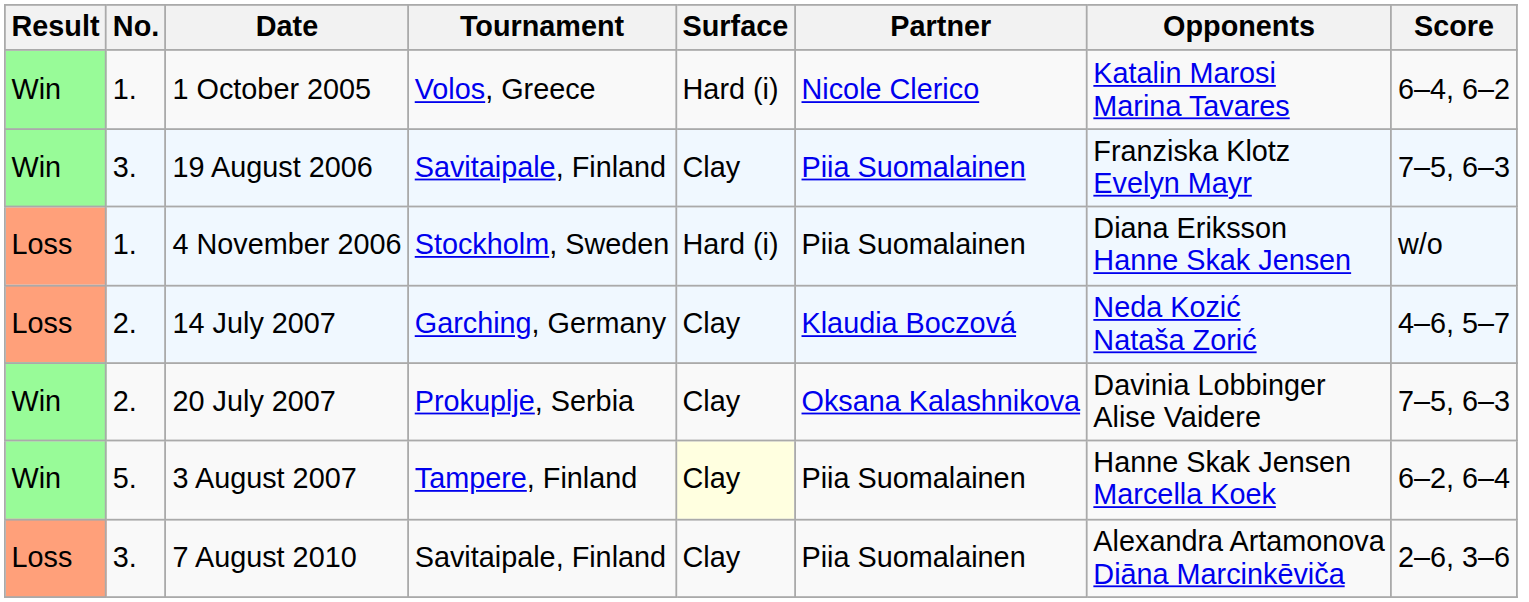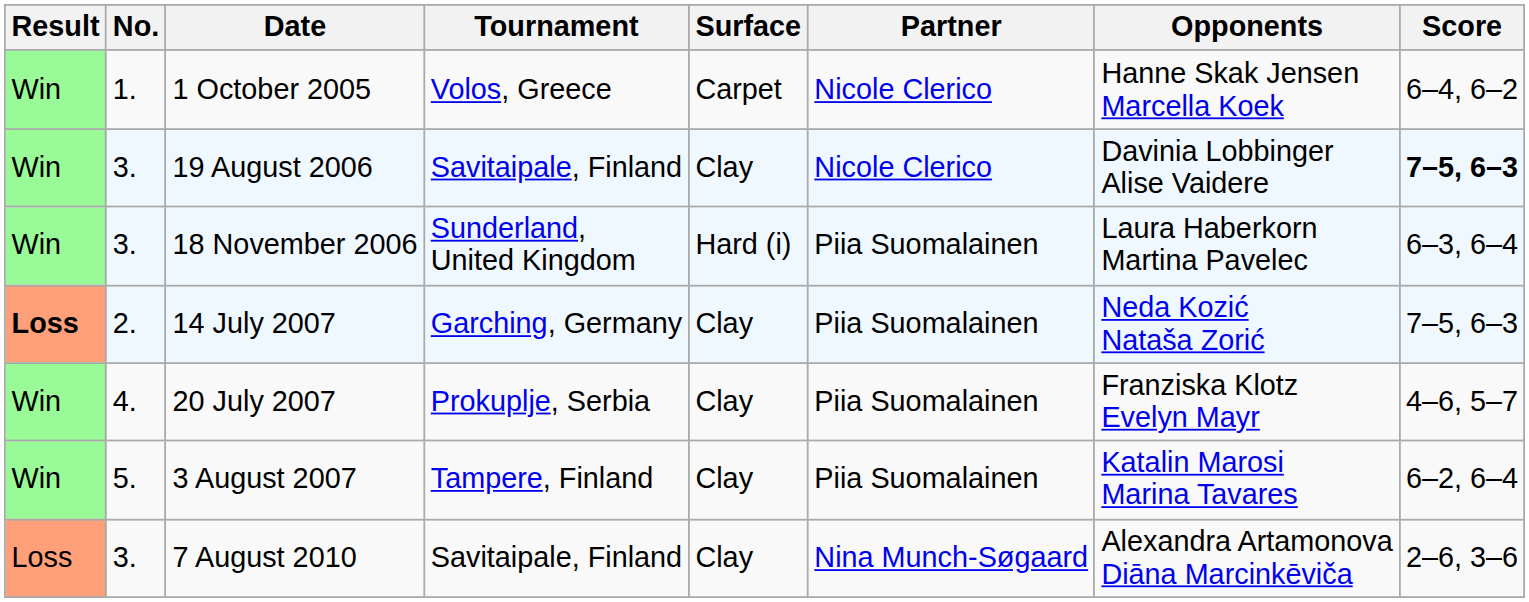(731, 89) Hard (i) -> (739, 89) Carpet
(1192, 89) Katalin Marosi Marina Tavares -> (1230, 89) Hanne Skak Jensen Marcella Koek
(914, 167) Piia Suomalainen -> (903, 167) Nicole Clerico
(1192, 167) Franziska Klotz Evelyn Mayr -> (1217, 167) Davinia Lobbinger Alise Vaidere
(1454, 167) normal -> (1462, 167) bold
- row: (287, 245)
+ row: (295, 245)
(42, 323) normal -> (45, 323) bold
(909, 323) Klaudia Boczová -> (926, 323) Piia Suomalainen
(1454, 323) 4–6, 5–7 -> (1462, 323) 7–5, 6–3
(125, 401) 2. -> (125, 401) 4.
(941, 401) Oksana Kalashnikova -> (926, 401) Piia Suomalainen
(1209, 401) Davinia Lobbinger Alise Vaidere -> (1200, 401) Franziska Klotz Evelyn Mayr
(1454, 401) 7–5, 6–3 -> (1462, 401) 4–6, 5–7
(711, 479) lightyellow background -> (724, 479) no background
(1222, 479) Hanne Skak Jensen Marcella Koek -> (1200, 479) Katalin Marosi Marina Tavares
(914, 557) Piia Suomalainen -> (951, 557) Nina Munch-Søgaard
